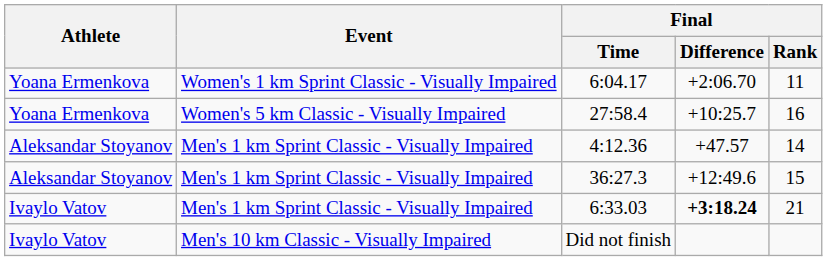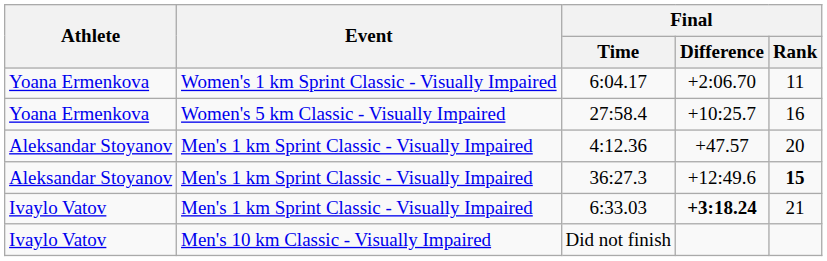(795, 145) 14 -> (795, 145) 20
(795, 177) normal -> (795, 177) bold
